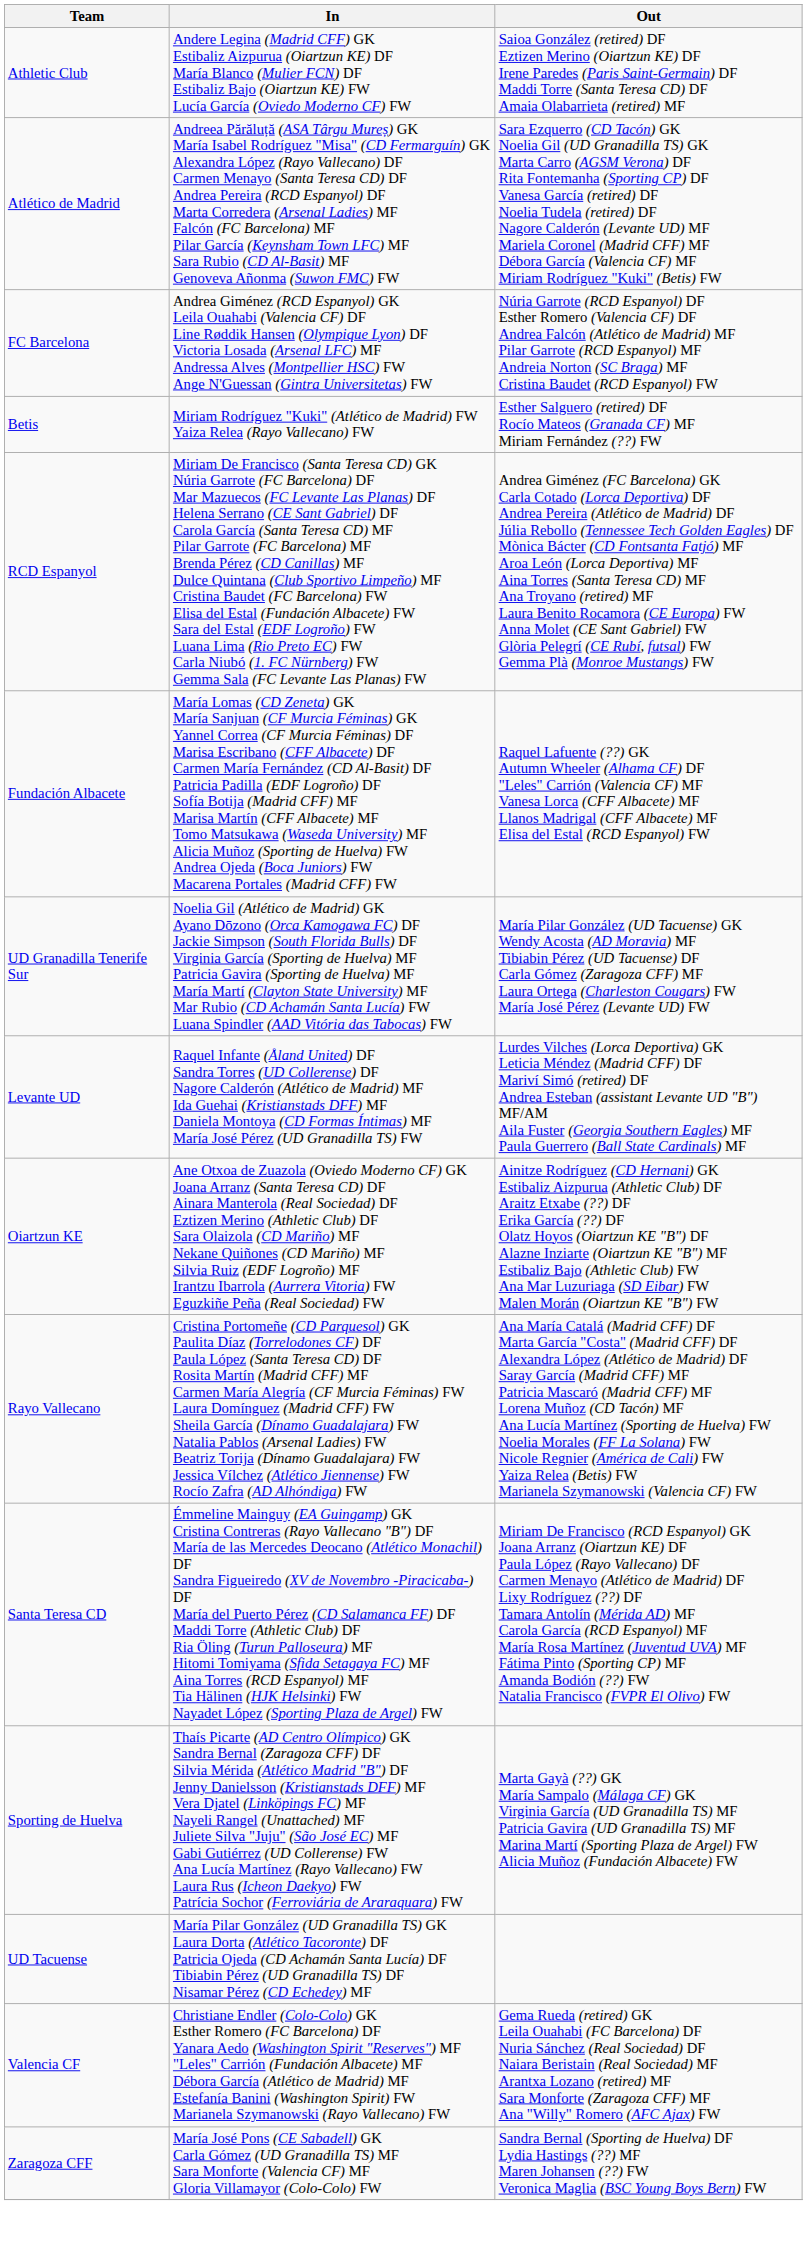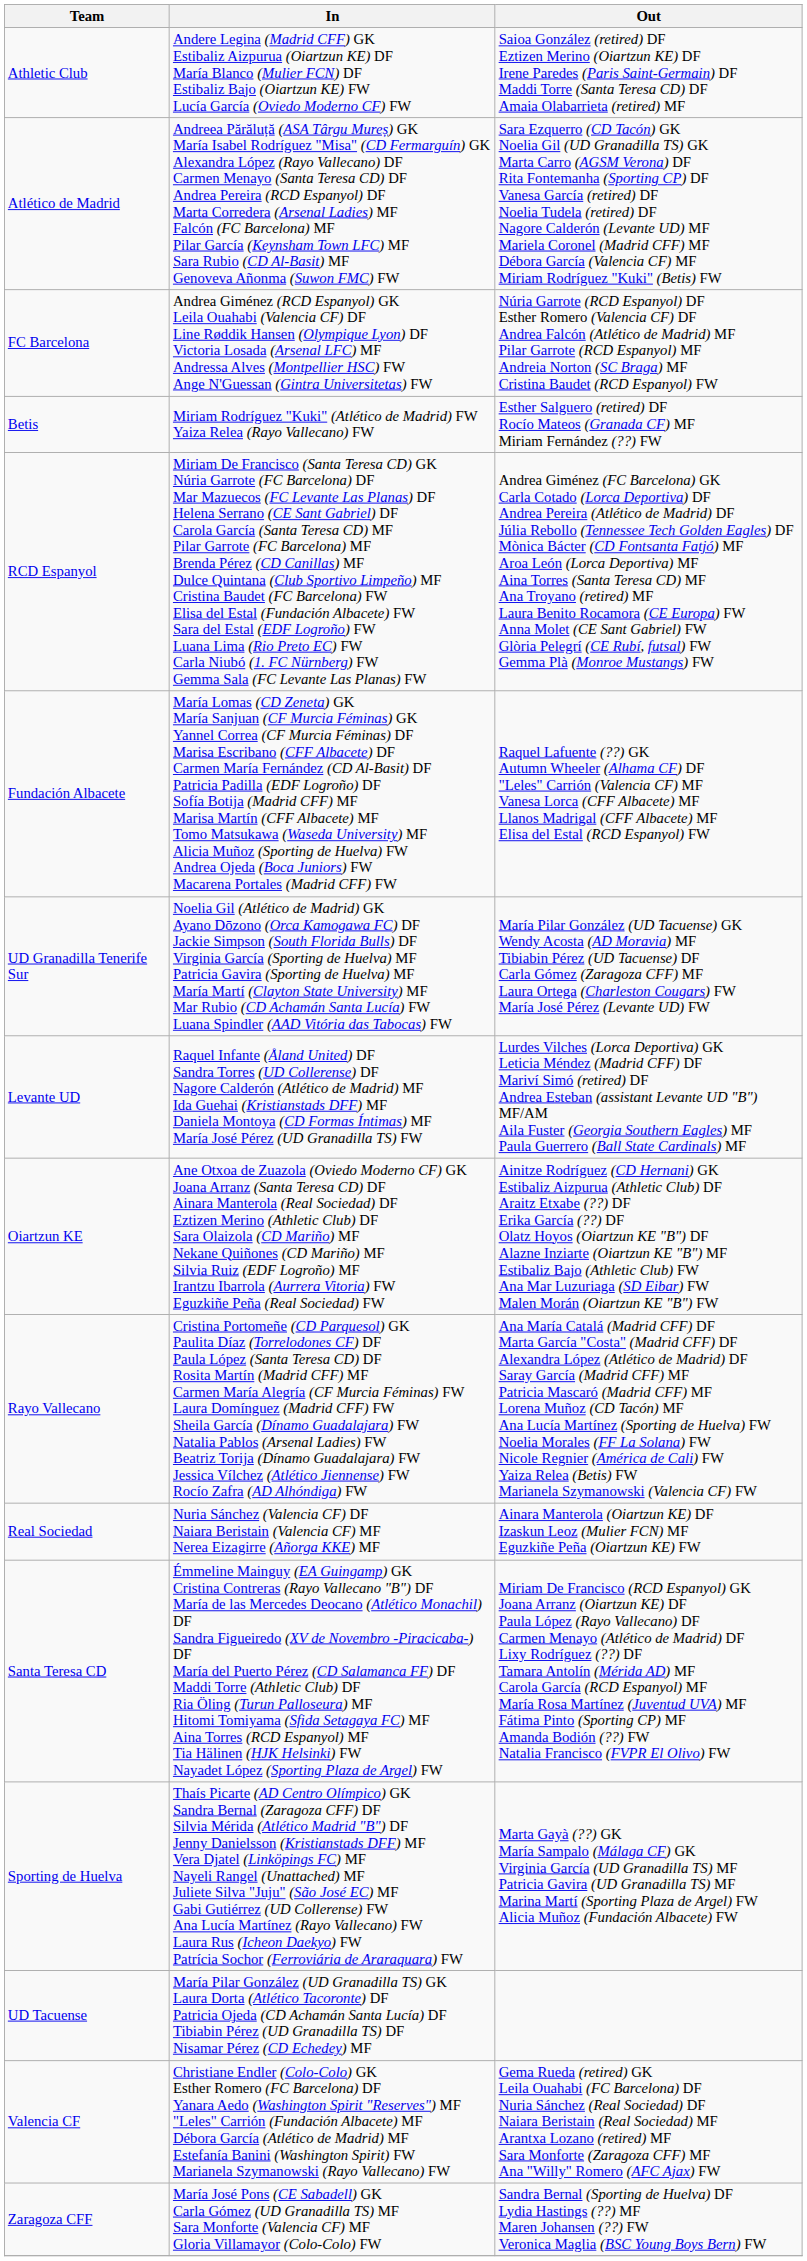+ row: (50, 1531)
